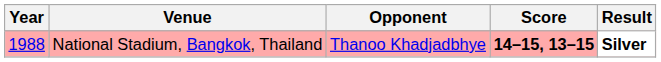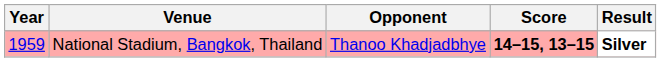(27, 44) 1988 -> (27, 44) 1959
